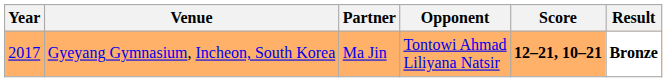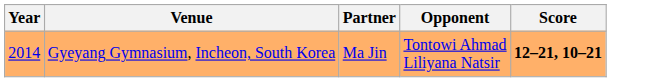- column: (634, 18)
(24, 53) 2017 -> (24, 53) 2014
